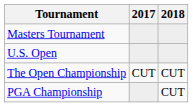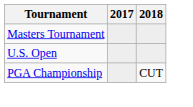- row: (67, 73)
